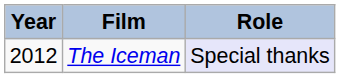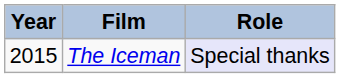(34, 56) 2012 -> (34, 56) 2015
